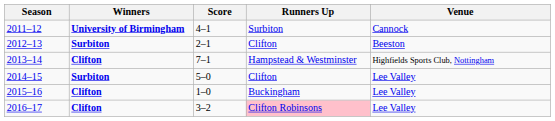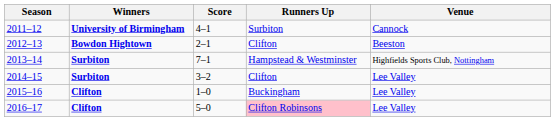(90, 44) Surbiton -> (112, 44) Bowdon Hightown
(86, 60) Clifton -> (90, 60) Surbiton
(203, 76) 5–0 -> (203, 76) 3–2
(203, 108) 3–2 -> (203, 108) 5–0
